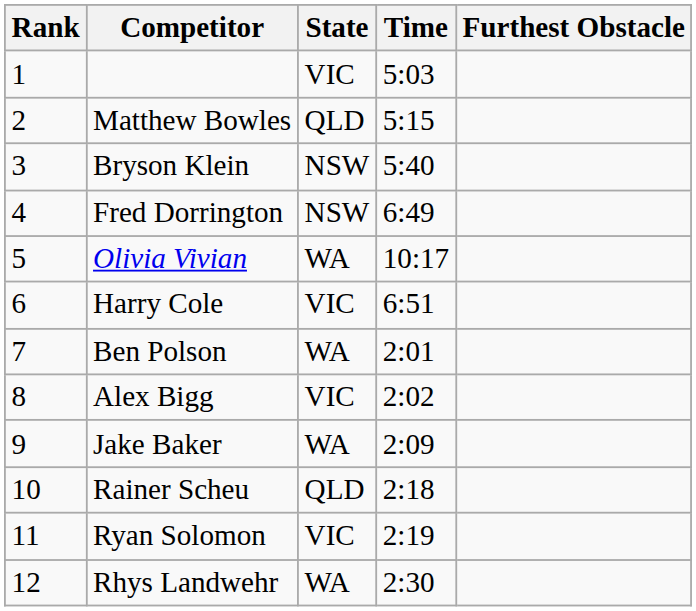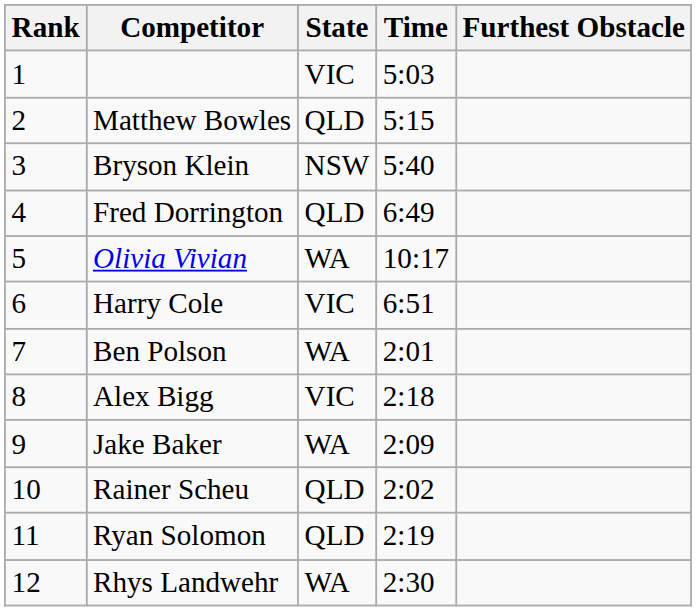(337, 212) NSW -> (335, 212) QLD
(409, 397) 2:02 -> (409, 397) 2:18
(409, 489) 2:18 -> (409, 489) 2:02
(330, 535) VIC -> (335, 535) QLD
